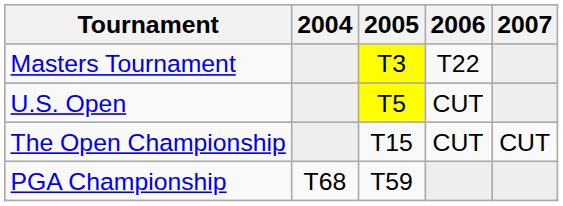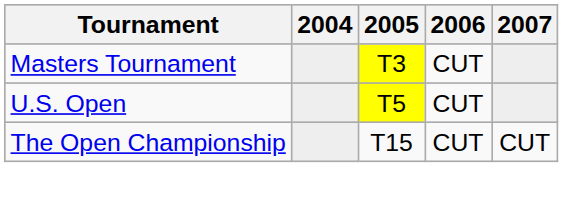(458, 64) T22 -> (458, 64) CUT
- row: (119, 182)
